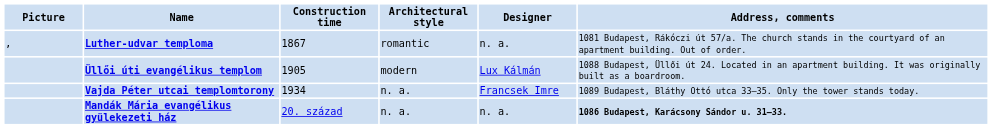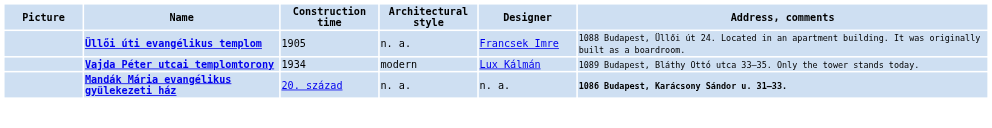- row: (149, 44)
(399, 70) modern -> (396, 44) n. a.
(510, 70) Lux Kálmán -> (519, 44) Francsek Imre
(396, 91) n. a. -> (399, 64) modern
(519, 91) Francsek Imre -> (510, 64) Lux Kálmán
